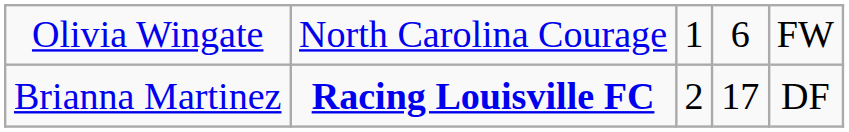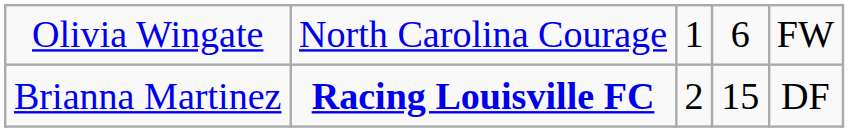(740, 95) 17 -> (740, 95) 15
